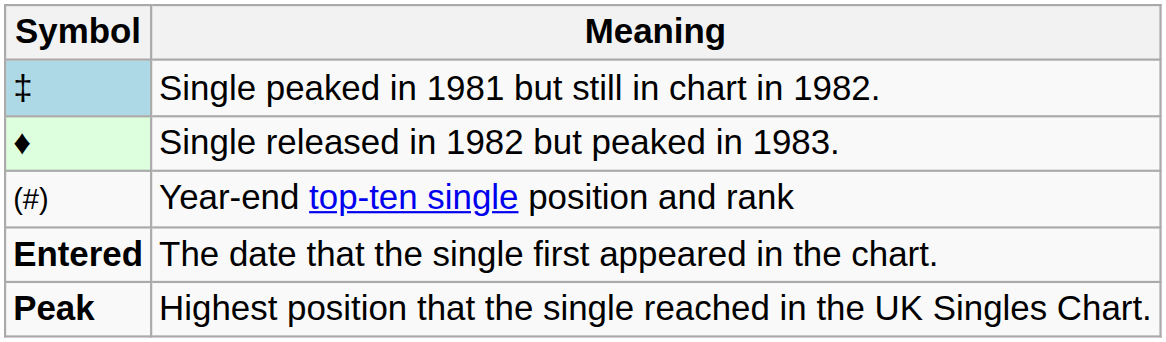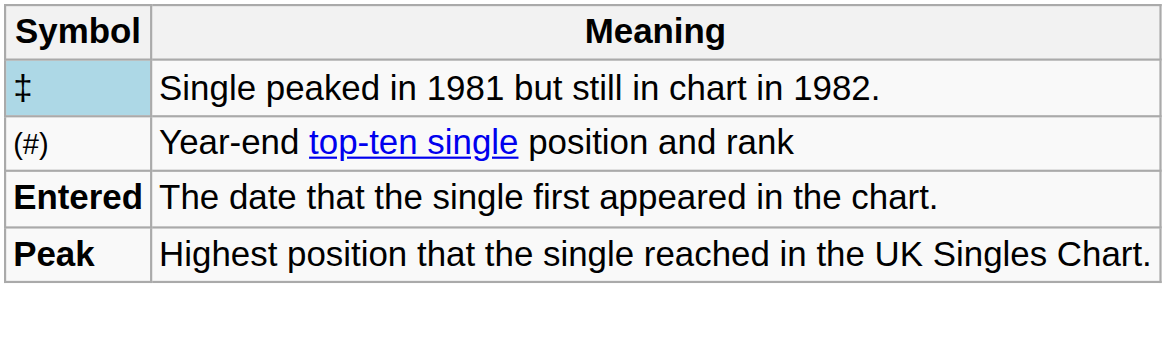- row: (499, 142)
